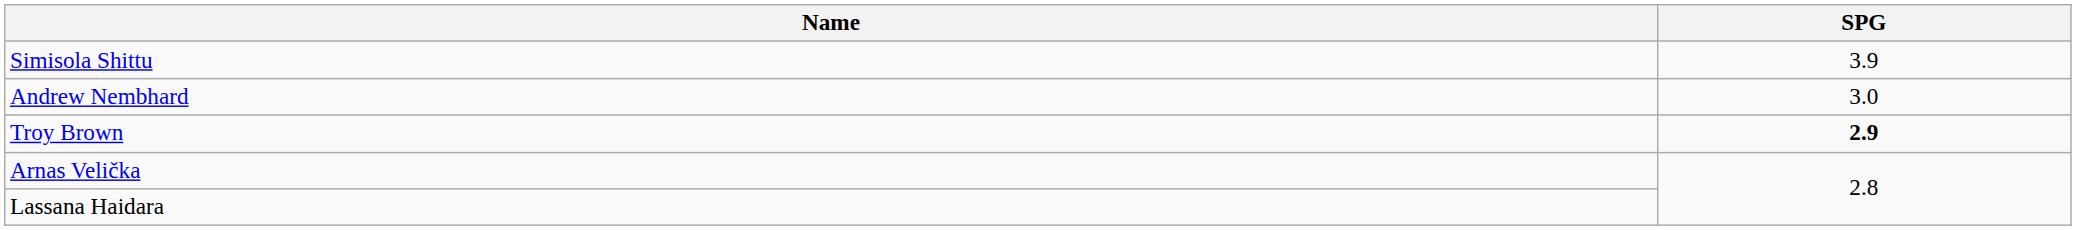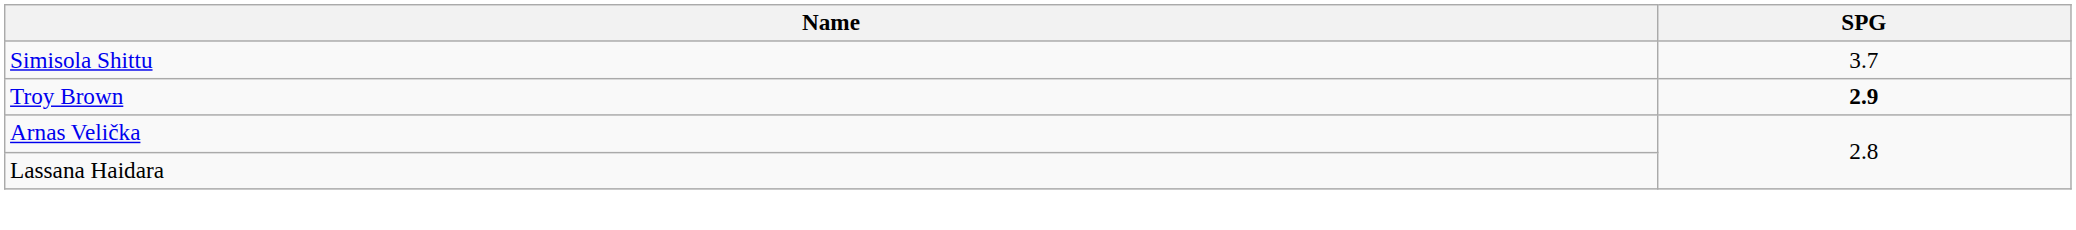(1864, 59) 3.9 -> (1864, 59) 3.7
- row: (99, 96)
